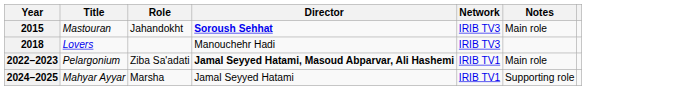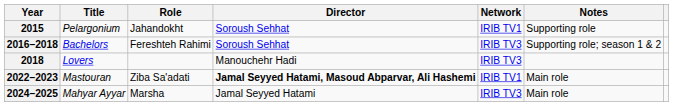(87, 28) Mastouran -> (91, 28) Pelargonium
(234, 28) bold -> (252, 28) normal
(480, 28) IRIB TV3 -> (501, 28) IRIB TV1
(526, 28) Main role -> (561, 28) Supporting role
+ row: (32, 45)
(91, 61) Pelargonium -> (87, 77) Mastouran
(480, 77) IRIB TV1 -> (501, 93) IRIB TV3
(540, 77) Supporting role -> (547, 93) Main role
